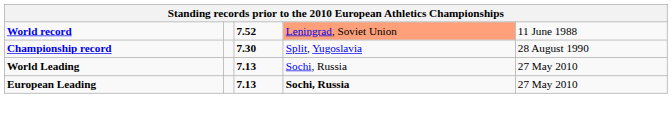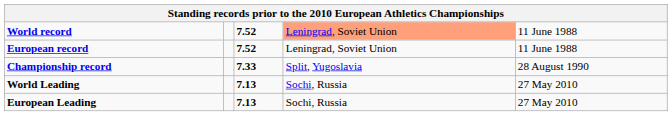+ row: (48, 48)
(246, 48) 7.30 -> (246, 66) 7.33
(318, 84) bold -> (316, 102) normal
